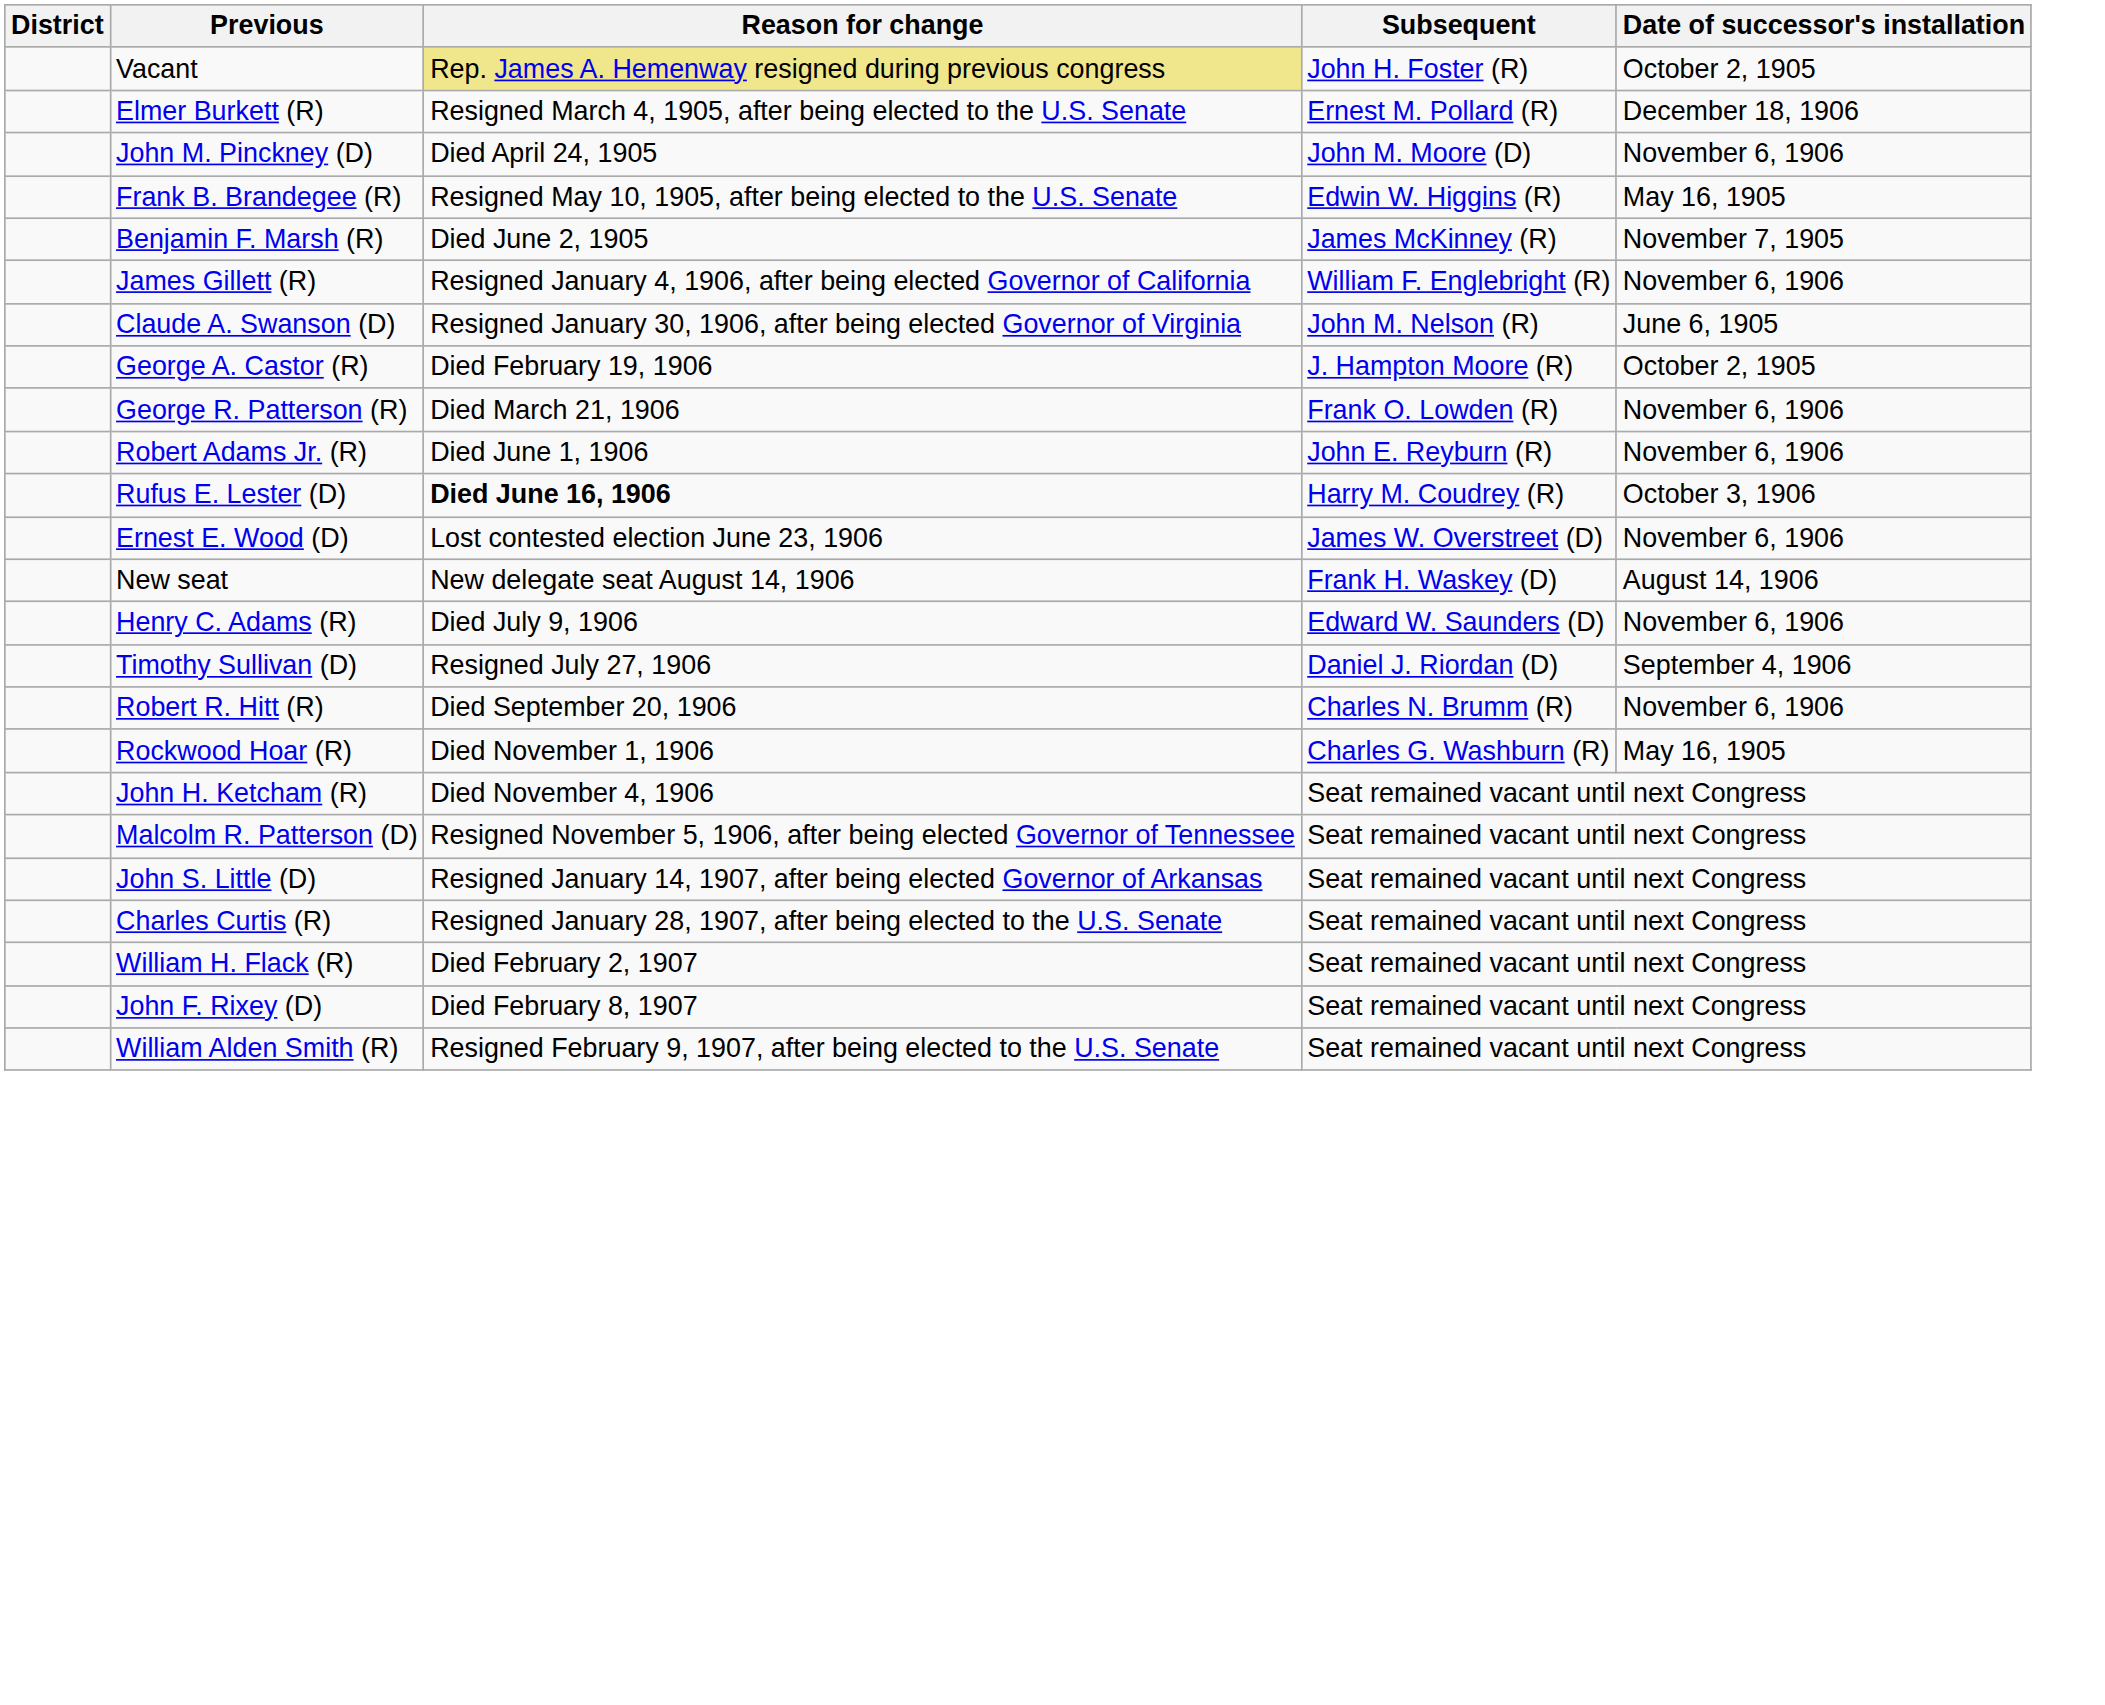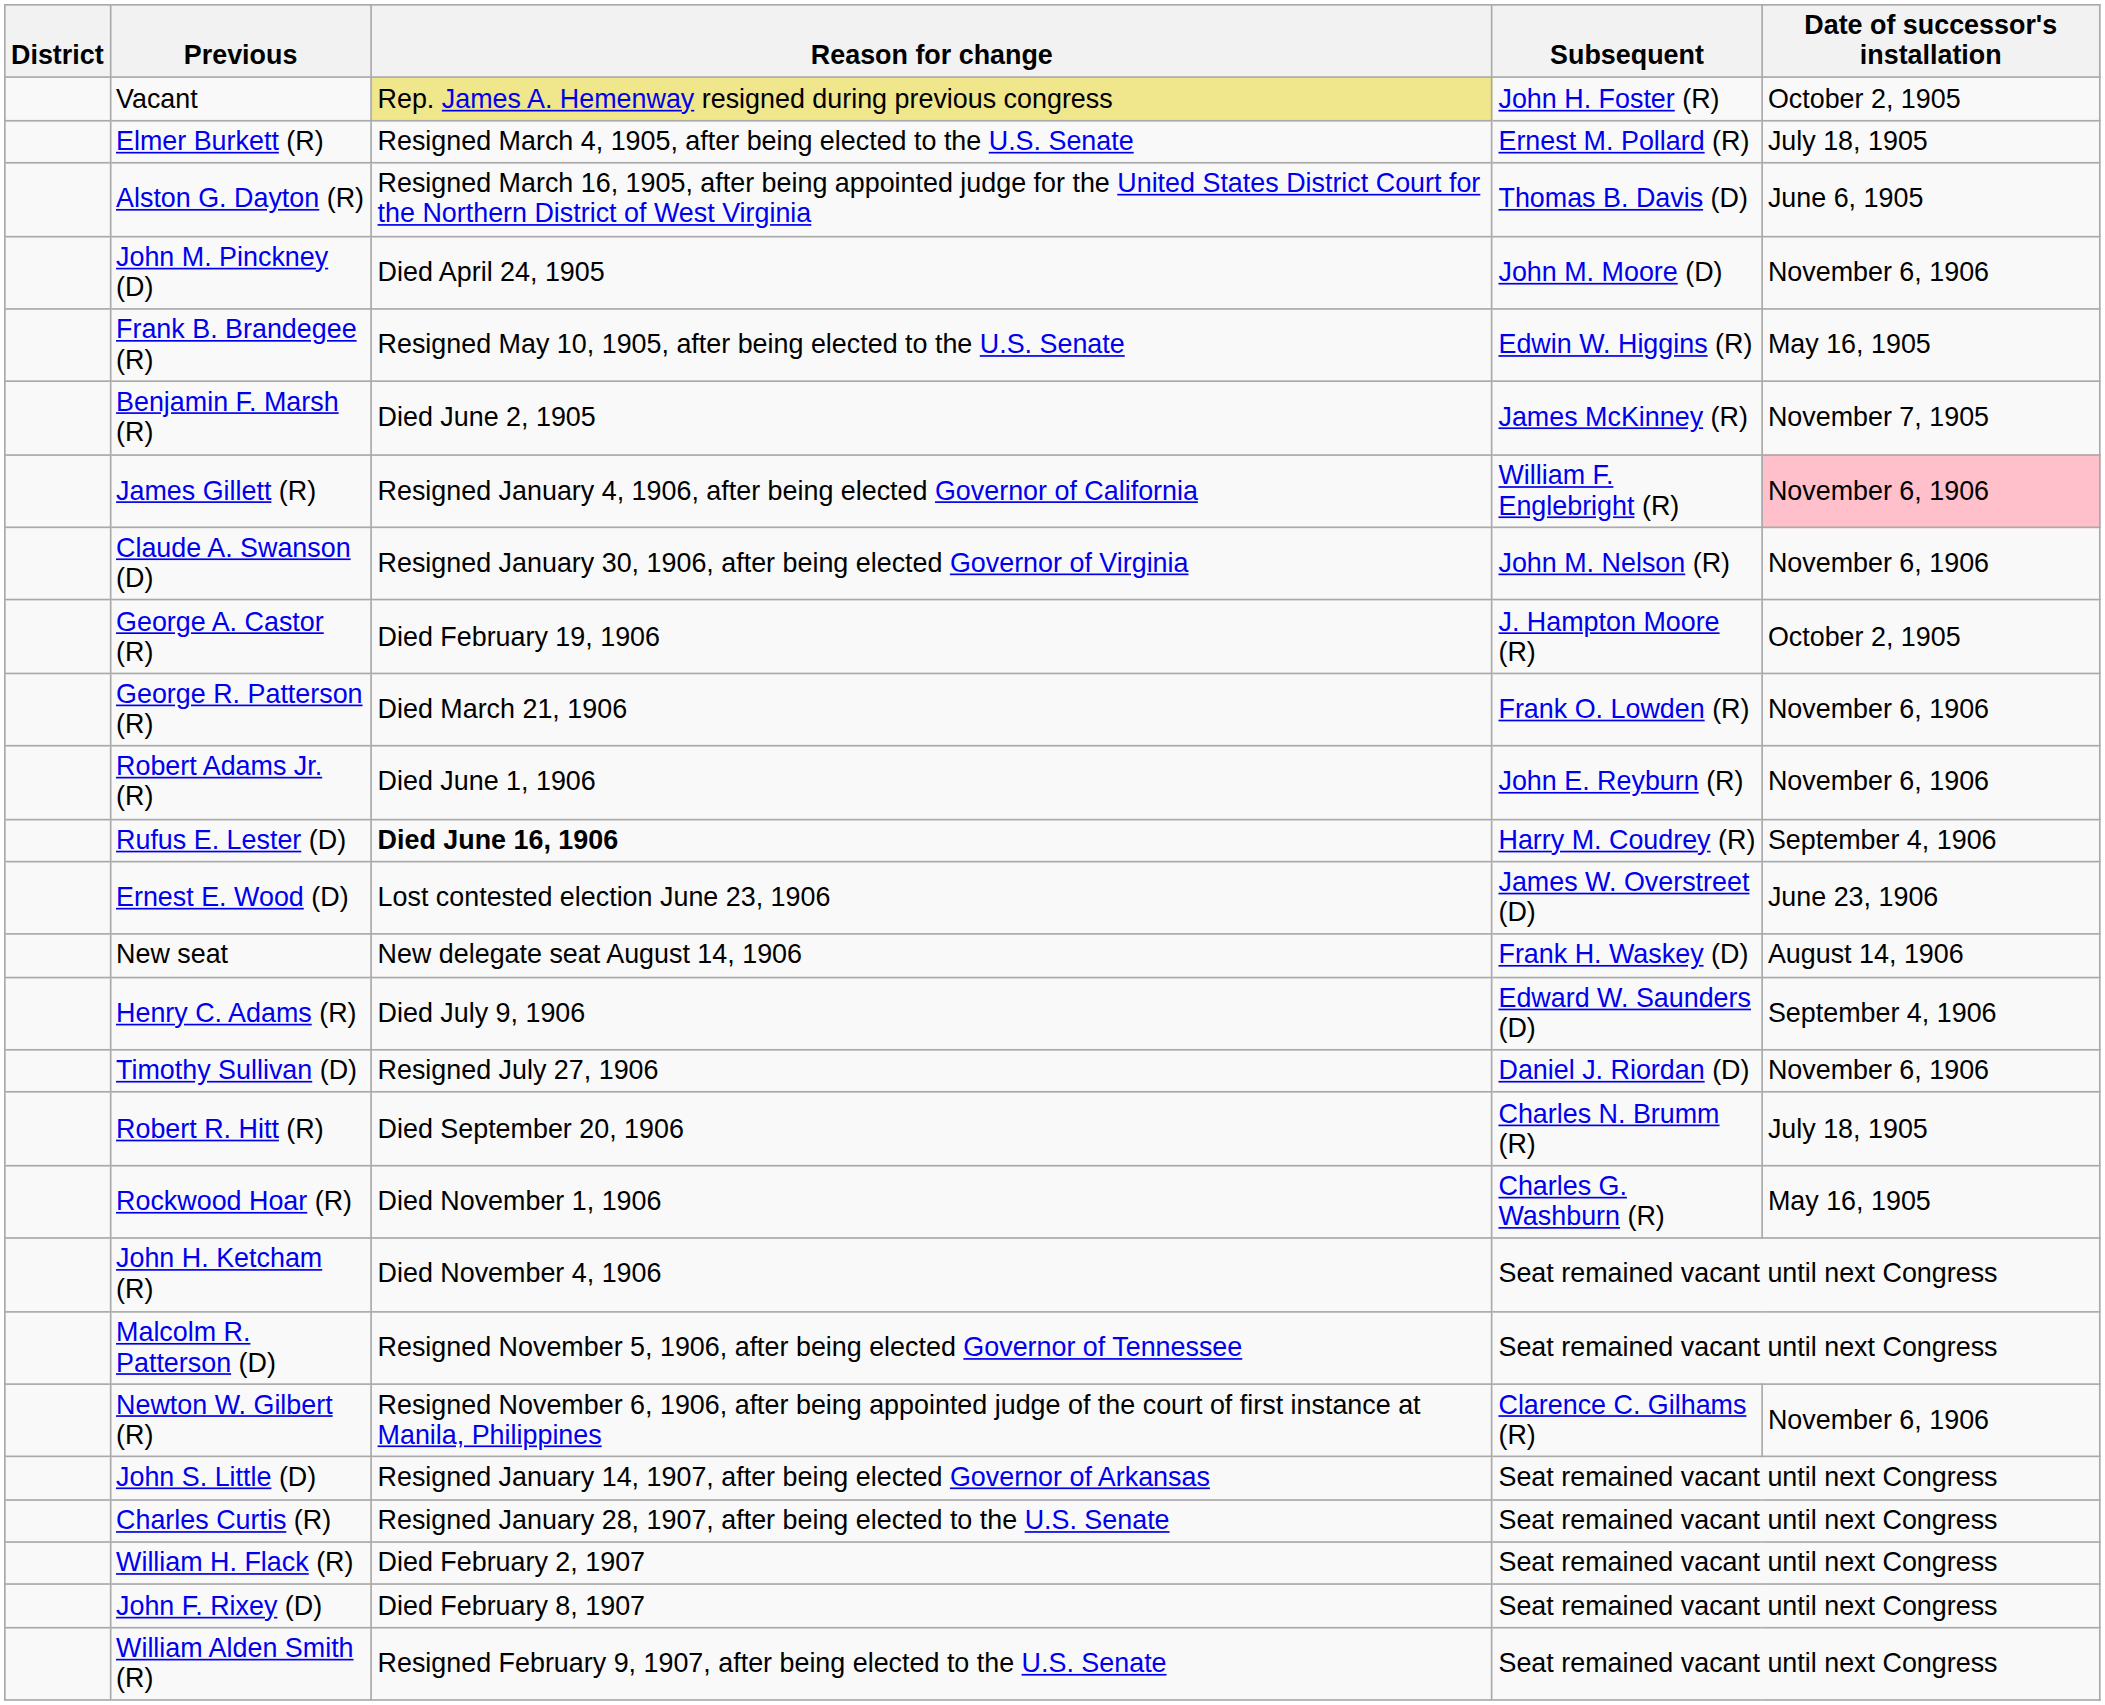(1741, 111) December 18, 1906 -> (1848, 141) July 18, 1905
+ row: (240, 199)
(1733, 281) no background -> (1878, 490) pink background
(1701, 324) June 6, 1905 -> (1878, 563) November 6, 1906
(1719, 494) October 3, 1906 -> (1882, 839) September 4, 1906
(1733, 537) November 6, 1906 -> (1853, 897) June 23, 1906
(1733, 622) November 6, 1906 -> (1882, 1013) September 4, 1906
(1737, 665) September 4, 1906 -> (1878, 1070) November 6, 1906
(1733, 707) November 6, 1906 -> (1848, 1128) July 18, 1905
+ row: (224, 1420)
